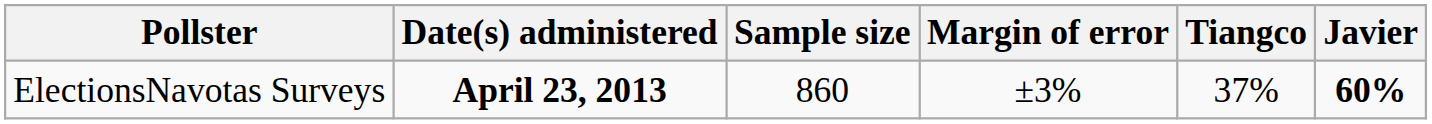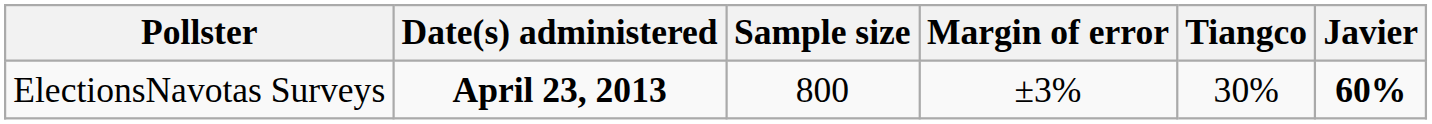(822, 88) 860 -> (822, 88) 800
(1246, 88) 37% -> (1246, 88) 30%
